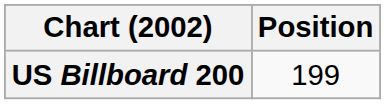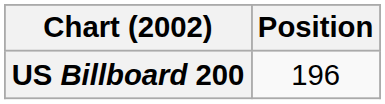(316, 74) 199 -> (316, 74) 196
